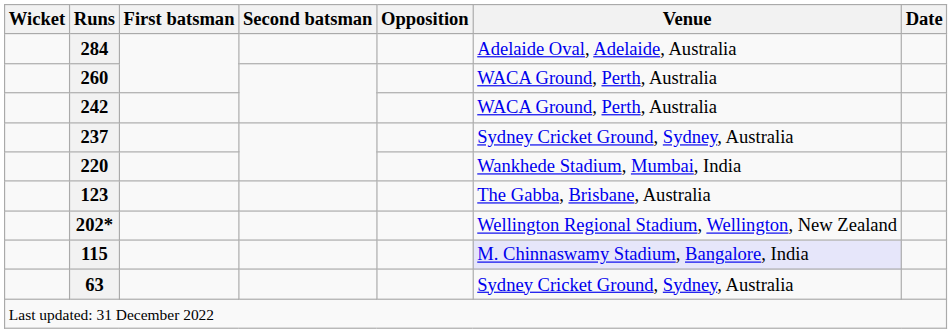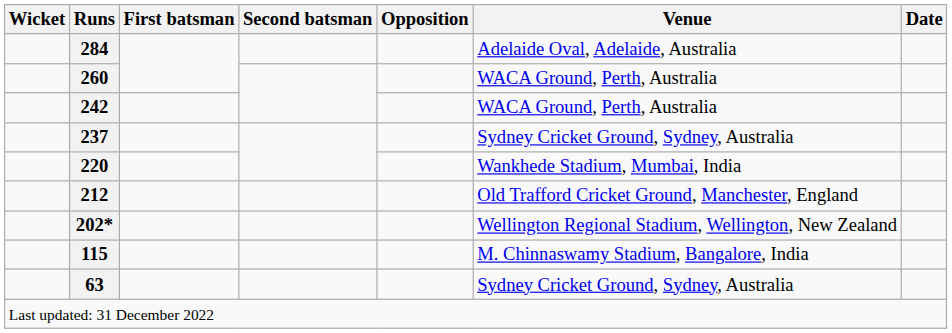+ row: (94, 195)
- row: (94, 195)
(643, 254) lavender background -> (643, 254) no background
